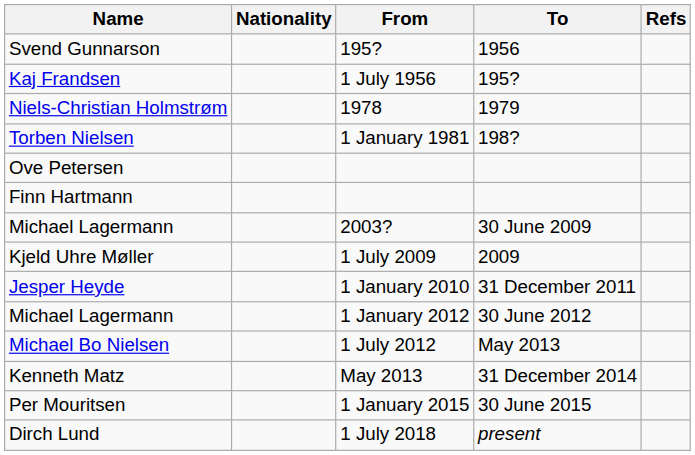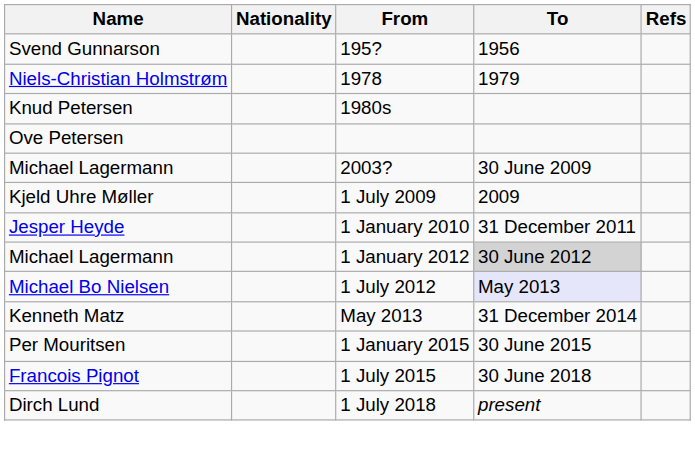- row: (65, 78)
- row: (71, 138)
+ row: (71, 108)
- row: (71, 197)
(535, 316) no background -> (535, 256) lightgrey background
(519, 345) no background -> (519, 286) lavender background
+ row: (74, 375)
